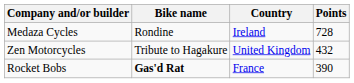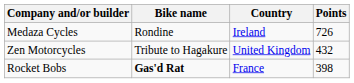(324, 31) 728 -> (324, 31) 726
(324, 68) 390 -> (324, 68) 398
